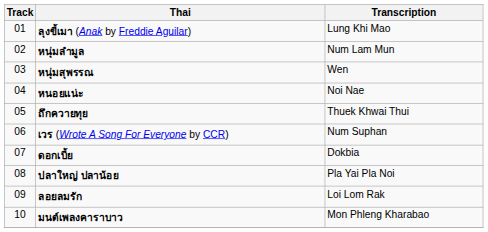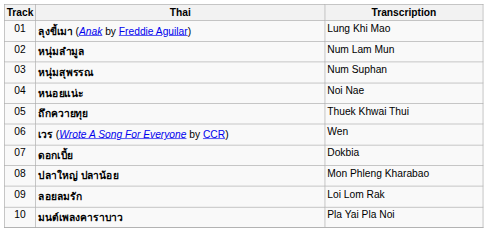(338, 70) Wen -> (357, 70) Num Suphan
(357, 132) Num Suphan -> (338, 132) Wen
(361, 173) Pla Yai Pla Noi -> (378, 173) Mon Phleng Kharabao
(378, 215) Mon Phleng Kharabao -> (361, 215) Pla Yai Pla Noi
